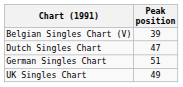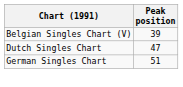- row: (46, 75)
